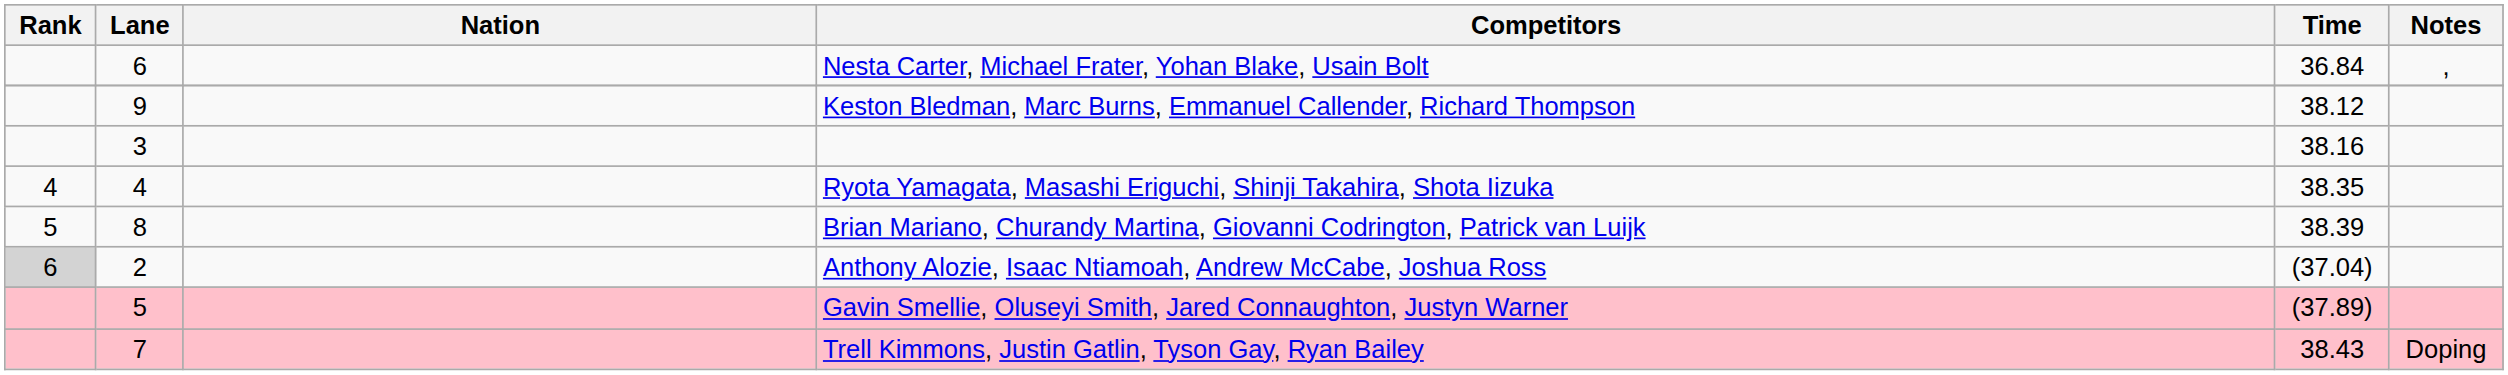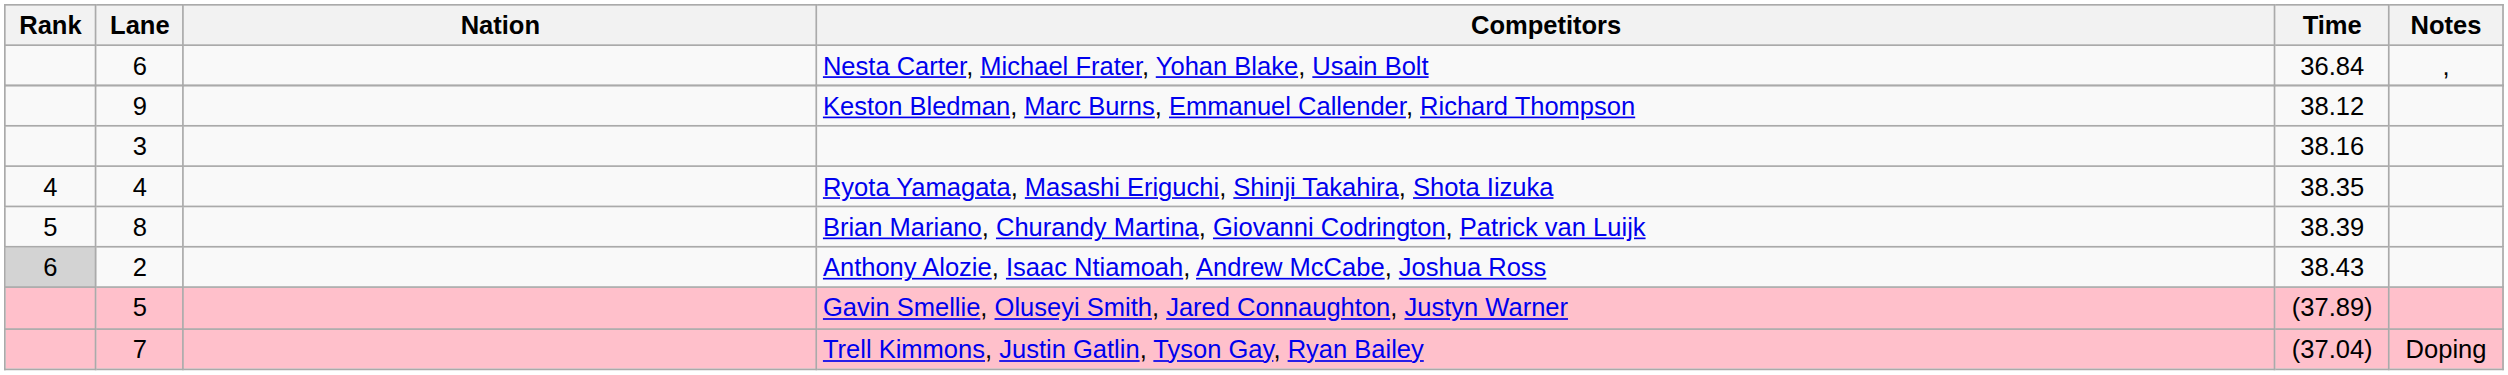(2332, 268) (37.04) -> (2332, 268) 38.43
(2332, 349) 38.43 -> (2332, 349) (37.04)
